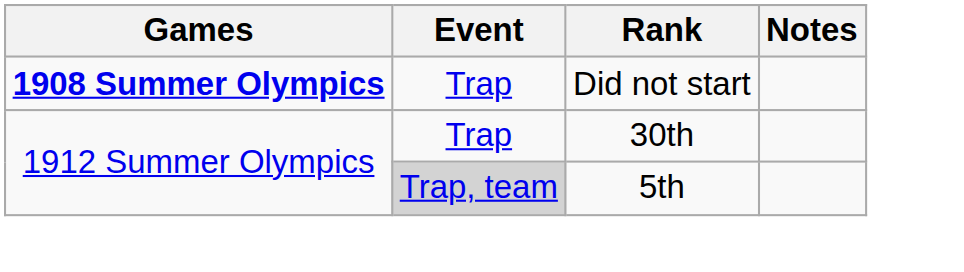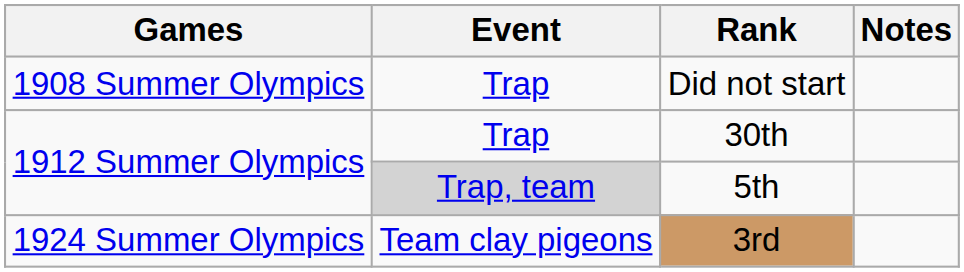(199, 82) bold -> (188, 82) normal
+ row: (757, 239)
